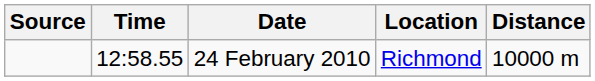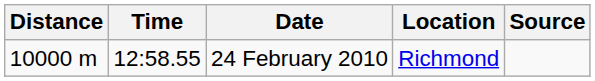columns swapped: (539, 22) <-> (48, 22)
